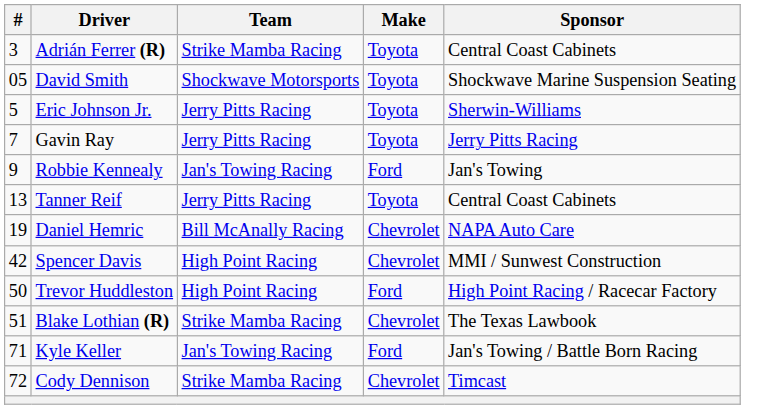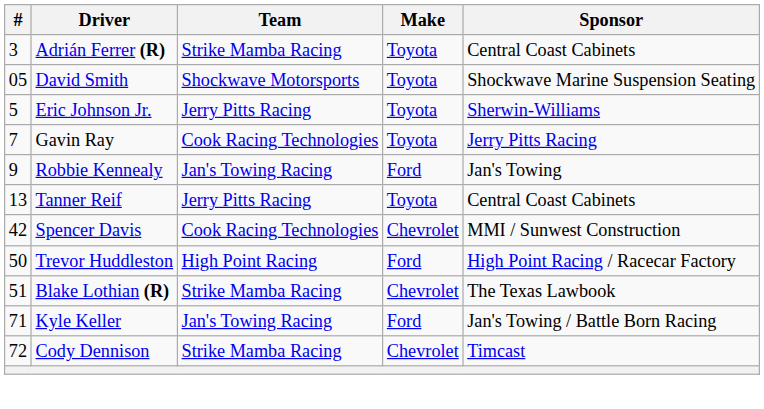(246, 140) Jerry Pitts Racing -> (280, 140) Cook Racing Technologies
- row: (89, 230)
(249, 260) High Point Racing -> (280, 230) Cook Racing Technologies
